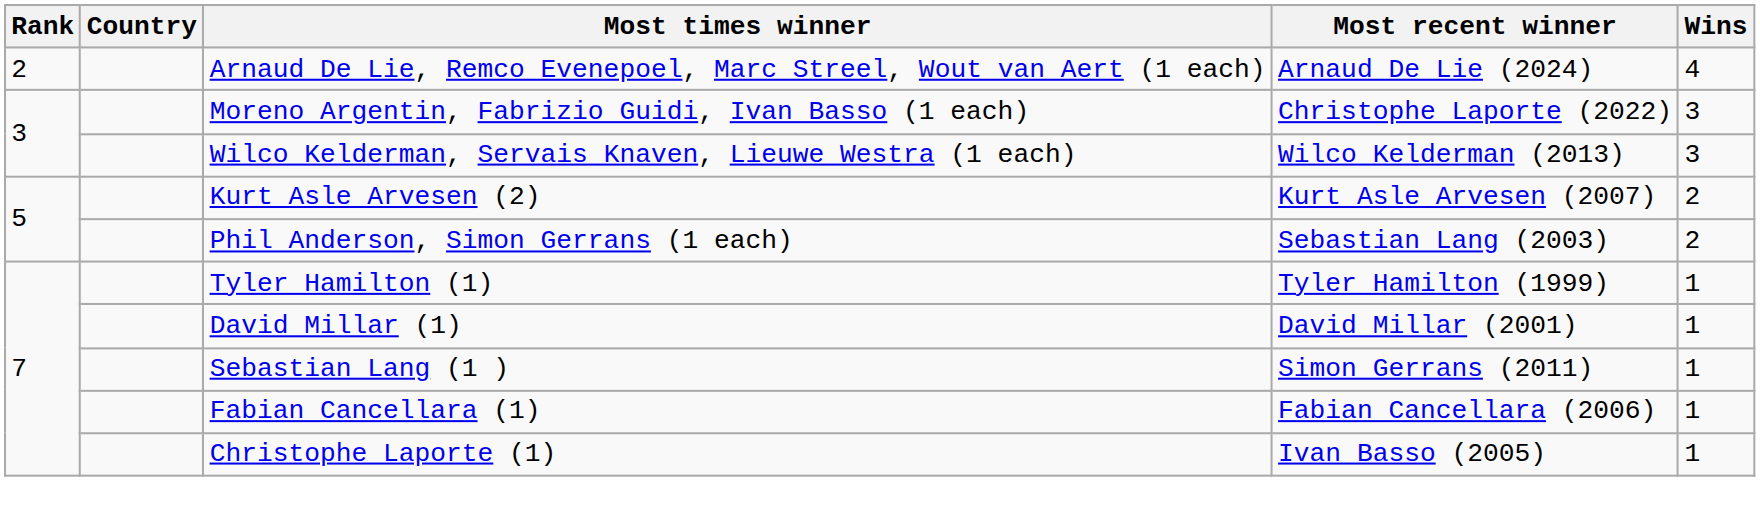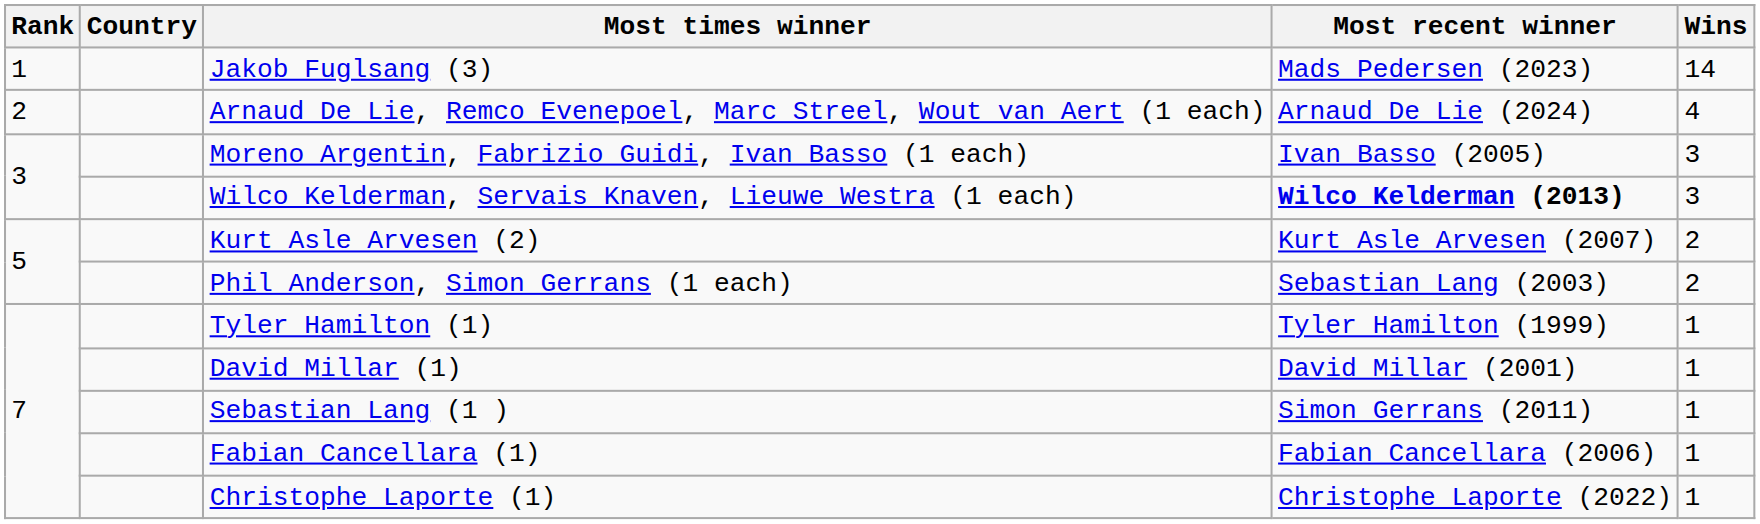+ row: (351, 69)
(1475, 112) Christophe Laporte (2022) -> (1412, 155) Ivan Basso (2005)
(1451, 155) normal -> (1451, 198) bold
(1412, 454) Ivan Basso (2005) -> (1475, 497) Christophe Laporte (2022)
